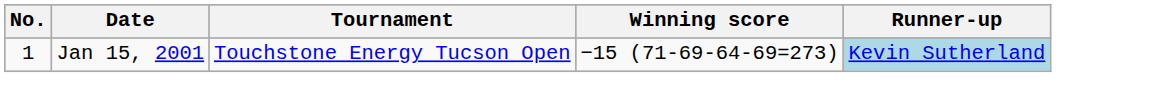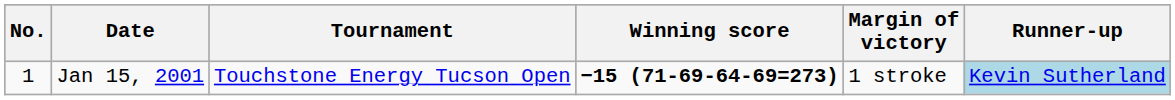+ column: (904, 33)
(710, 55) normal -> (710, 78) bold
